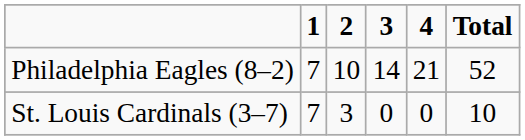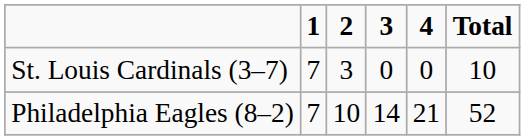rows swapped: (152, 69) <-> (149, 112)
